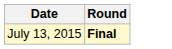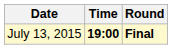+ column: (103, 14)
